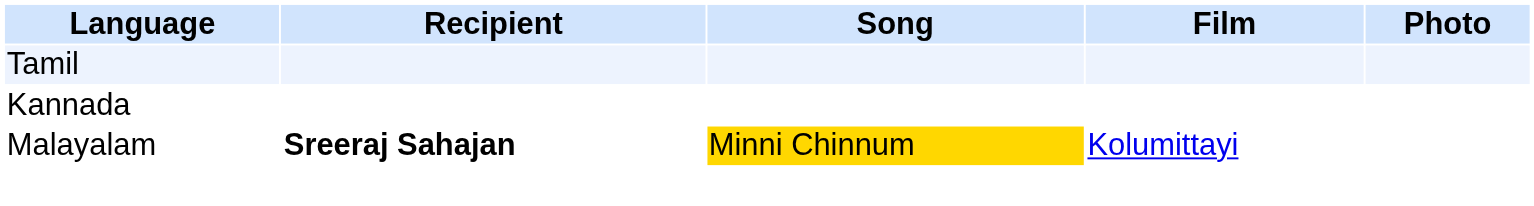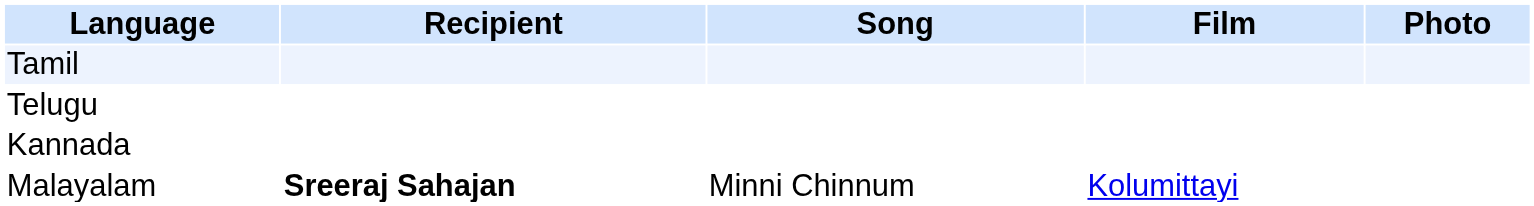+ row: (52, 104)
(812, 145) gold background -> (812, 185) no background
